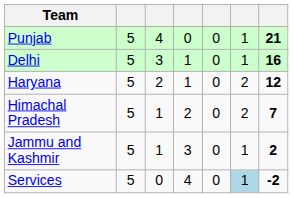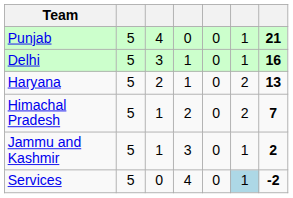(273, 82) 12 -> (273, 82) 13
